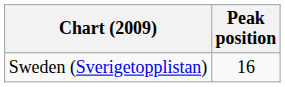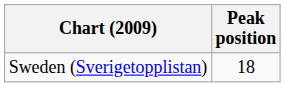(246, 67) 16 -> (246, 67) 18
